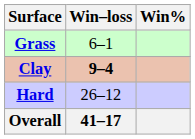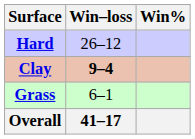rows swapped: (35, 95) <-> (35, 43)
